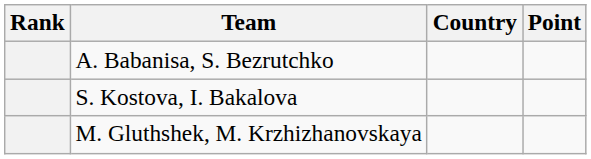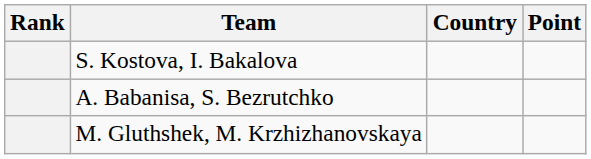rows swapped: (186, 97) <-> (205, 60)
